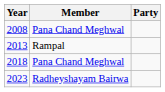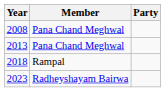(48, 45) Rampal -> (78, 45) Pana Chand Meghwal
(78, 62) Pana Chand Meghwal -> (48, 62) Rampal
